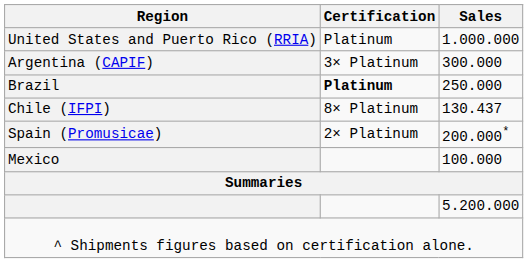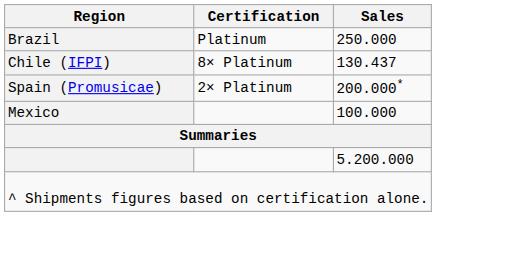- row: (162, 40)
- row: (81, 63)
(358, 86) bold -> (232, 40) normal
